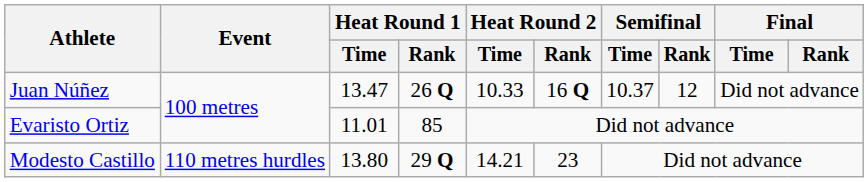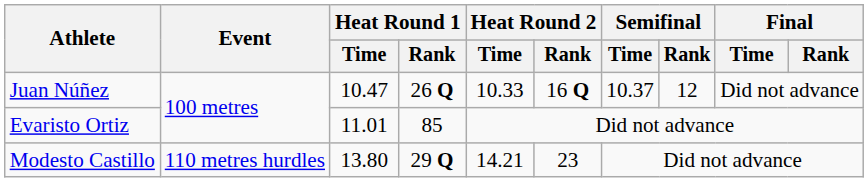(364, 90) 13.47 -> (364, 90) 10.47
